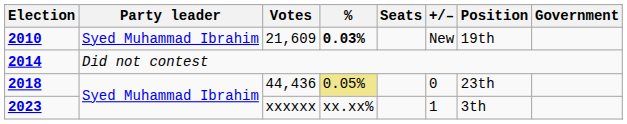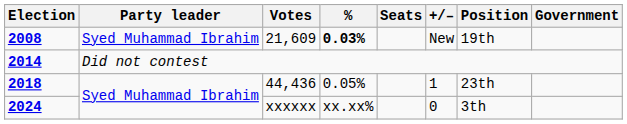(25, 39) 2010 -> (25, 39) 2008
(344, 85) khaki background -> (344, 85) no background
(433, 85) 0 -> (433, 85) 1
(25, 108) 2023 -> (25, 108) 2024
(433, 108) 1 -> (433, 108) 0
